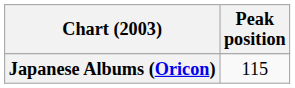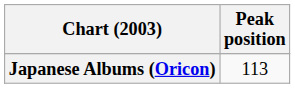(255, 68) 115 -> (255, 68) 113
